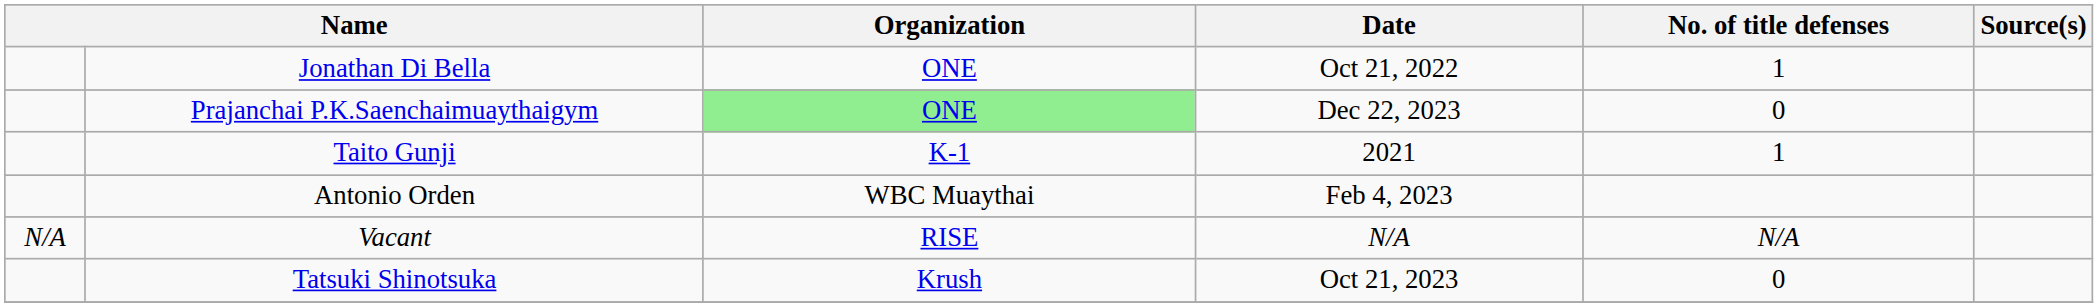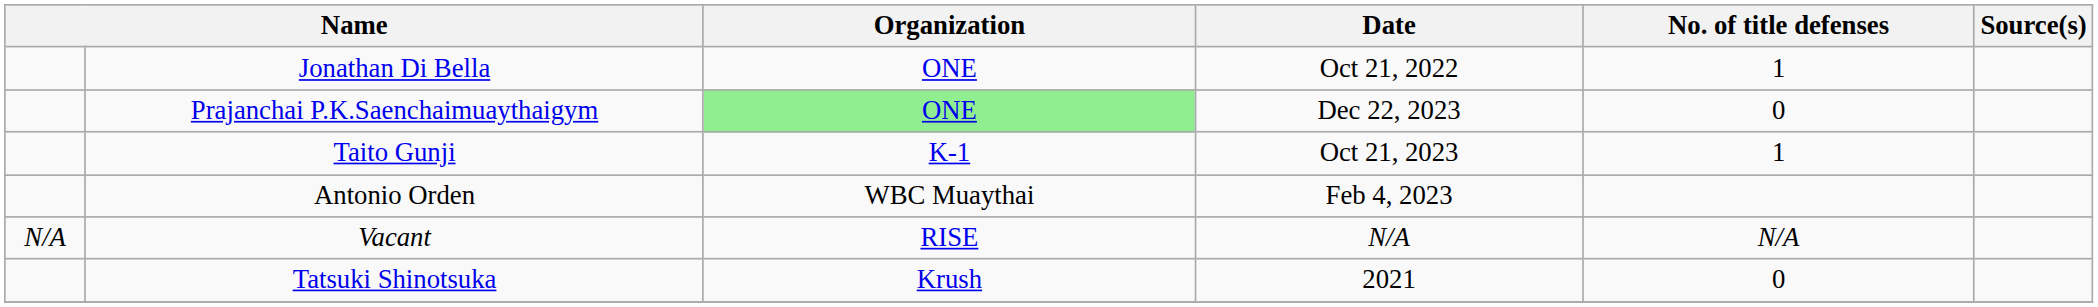(1389, 152) 2021 -> (1389, 152) Oct 21, 2023
(1389, 279) Oct 21, 2023 -> (1389, 279) 2021
